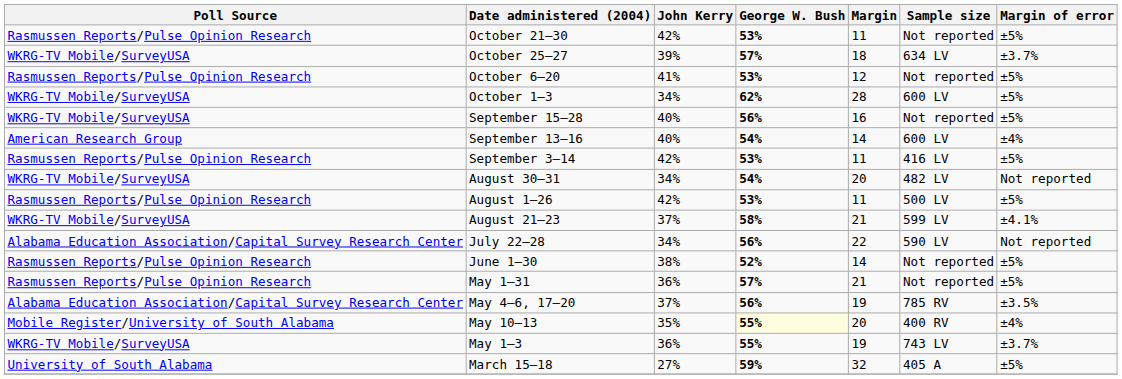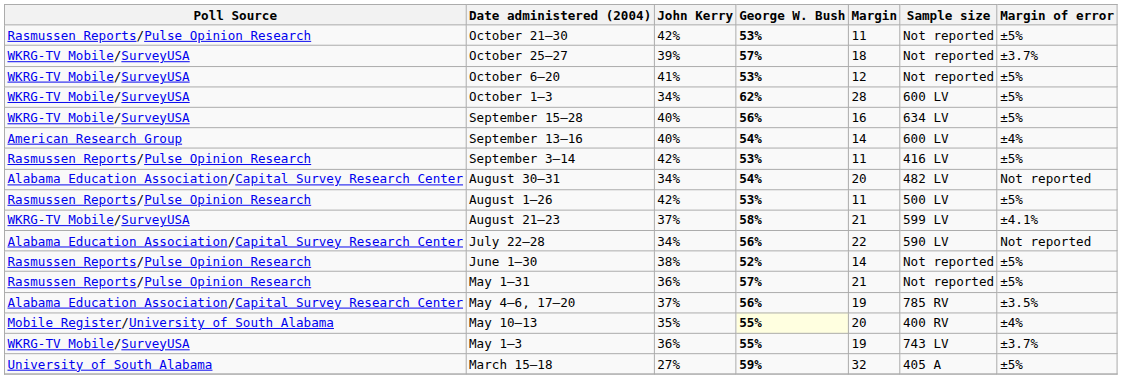(926, 56) 634 LV -> (949, 56) Not reported
(159, 76) Rasmussen Reports/Pulse Opinion Research -> (99, 76) WKRG-TV Mobile/SurveyUSA
(949, 118) Not reported -> (926, 118) 634 LV
(99, 179) WKRG-TV Mobile/SurveyUSA -> (235, 179) Alabama Education Association/Capital Survey Research Center
